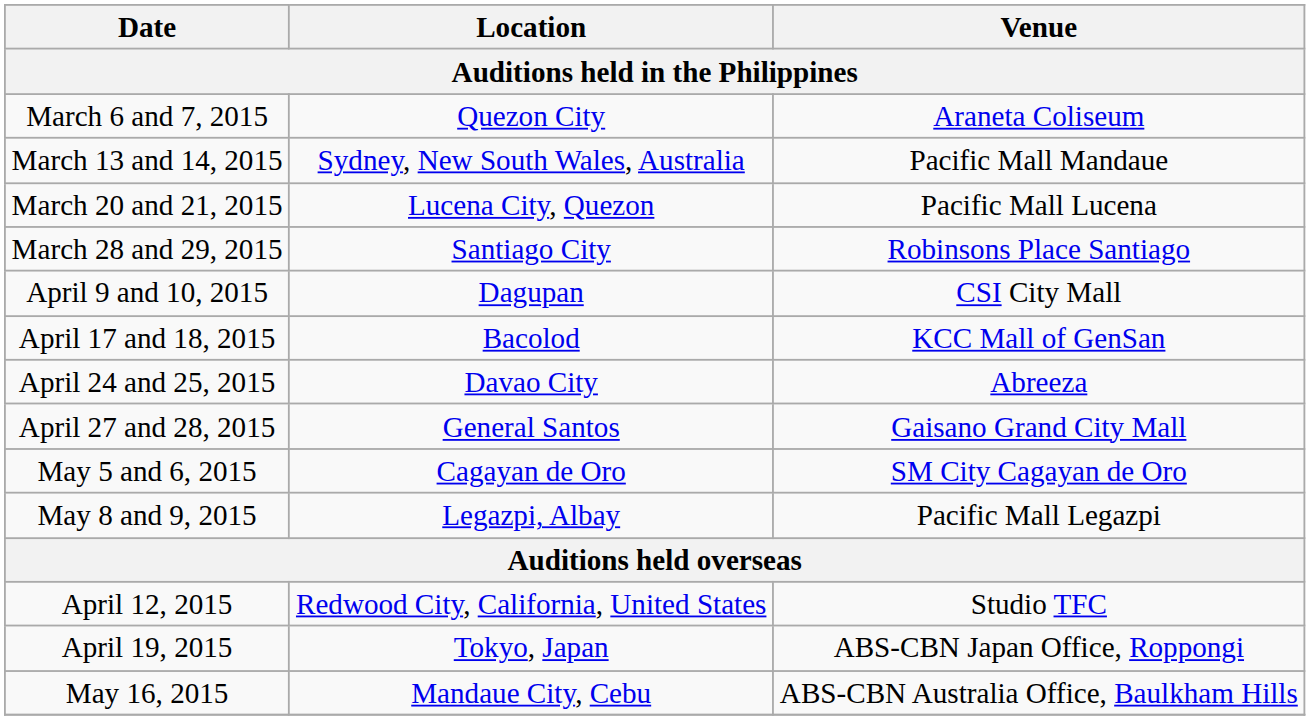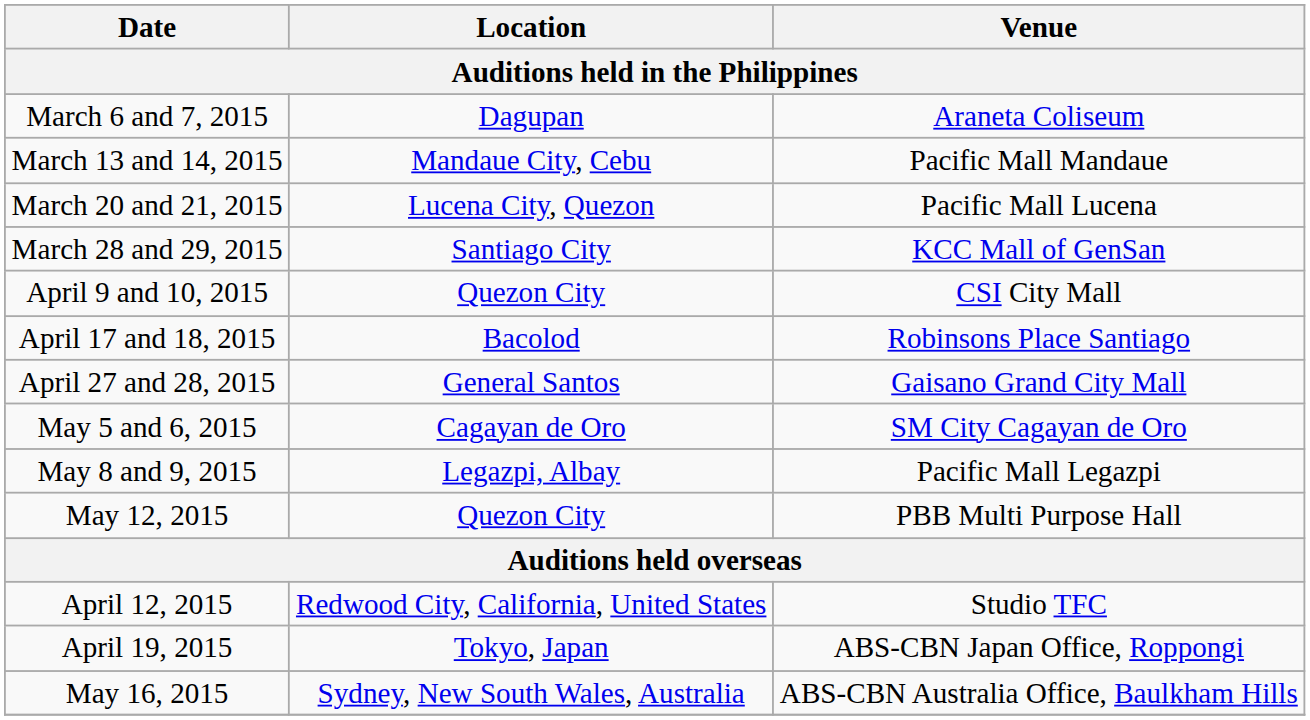(531, 116) Quezon City -> (531, 116) Dagupan
(531, 160) Sydney, New South Wales, Australia -> (531, 160) Mandaue City, Cebu
(1039, 249) Robinsons Place Santiago -> (1039, 249) KCC Mall of GenSan
(531, 293) Dagupan -> (531, 293) Quezon City
(1039, 338) KCC Mall of GenSan -> (1039, 338) Robinsons Place Santiago
- row: (147, 382)
+ row: (147, 515)
(531, 693) Mandaue City, Cebu -> (531, 693) Sydney, New South Wales, Australia
